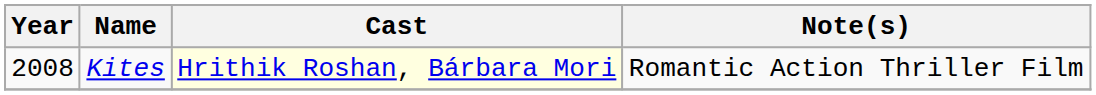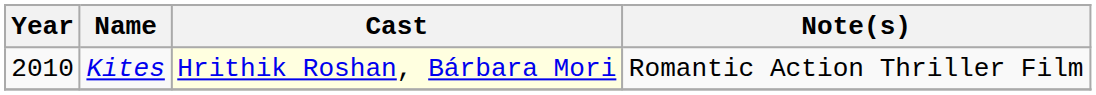(43, 69) 2008 -> (43, 69) 2010
